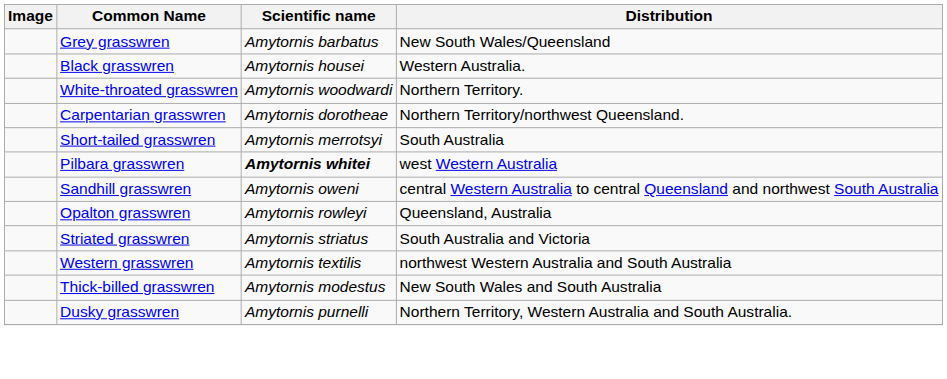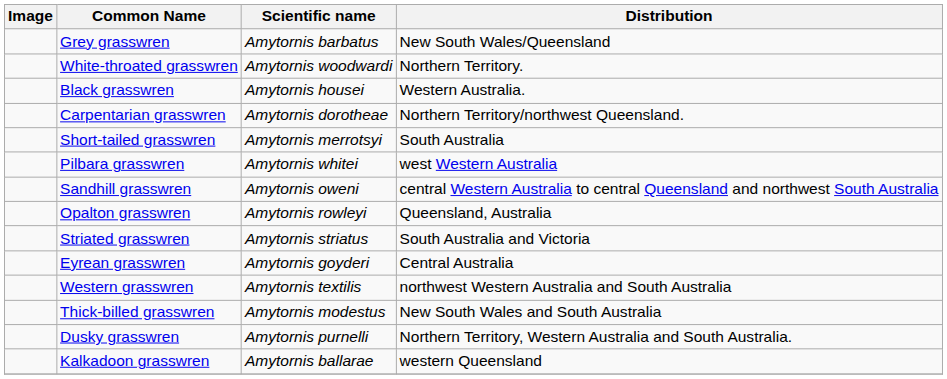rows swapped: (117, 66) <-> (149, 90)
(307, 164) bold -> (301, 164) normal
+ row: (123, 262)
+ row: (135, 361)
